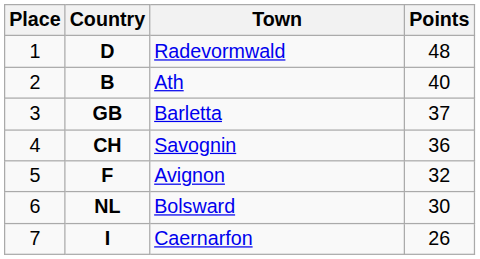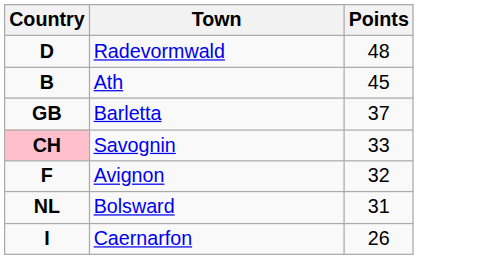- column: (35, 20)
(439, 82) 40 -> (379, 82) 45
(107, 144) no background -> (47, 144) pink background
(439, 144) 36 -> (379, 144) 33
(439, 207) 30 -> (379, 207) 31
